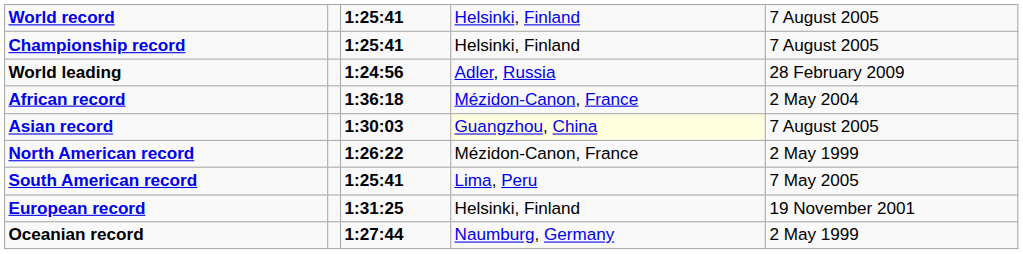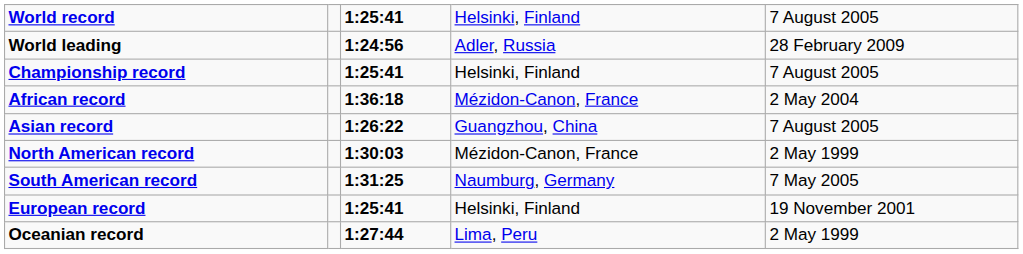rows swapped: (97, 45) <-> (65, 72)
(374, 126) 1:30:03 -> (374, 126) 1:26:22
(526, 126) lightyellow background -> (526, 126) no background
(374, 153) 1:26:22 -> (374, 153) 1:30:03
(374, 180) 1:25:41 -> (374, 180) 1:31:25
(496, 180) Lima, Peru -> (534, 180) Naumburg, Germany
(374, 208) 1:31:25 -> (374, 208) 1:25:41
(534, 235) Naumburg, Germany -> (496, 235) Lima, Peru
